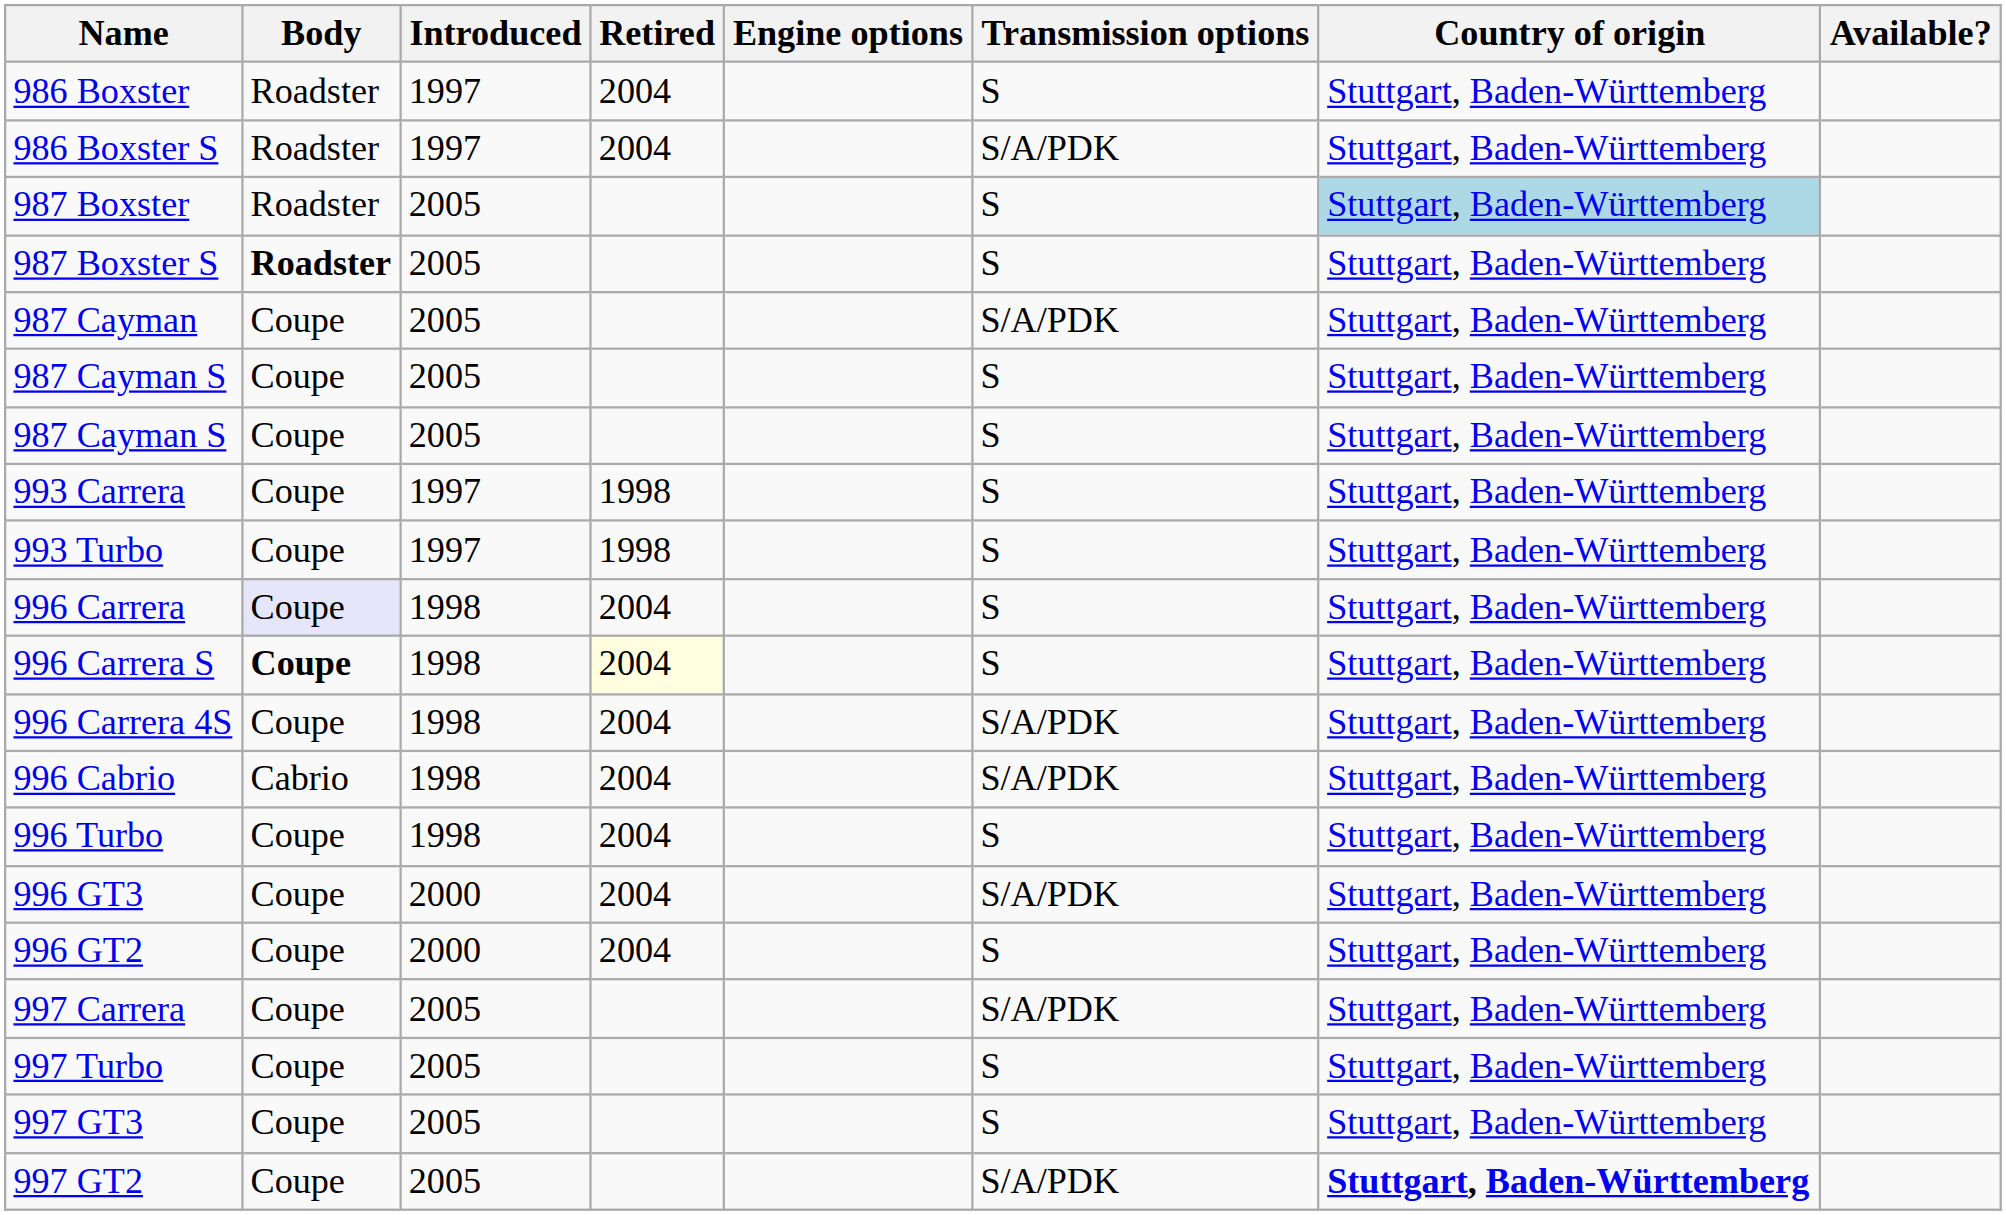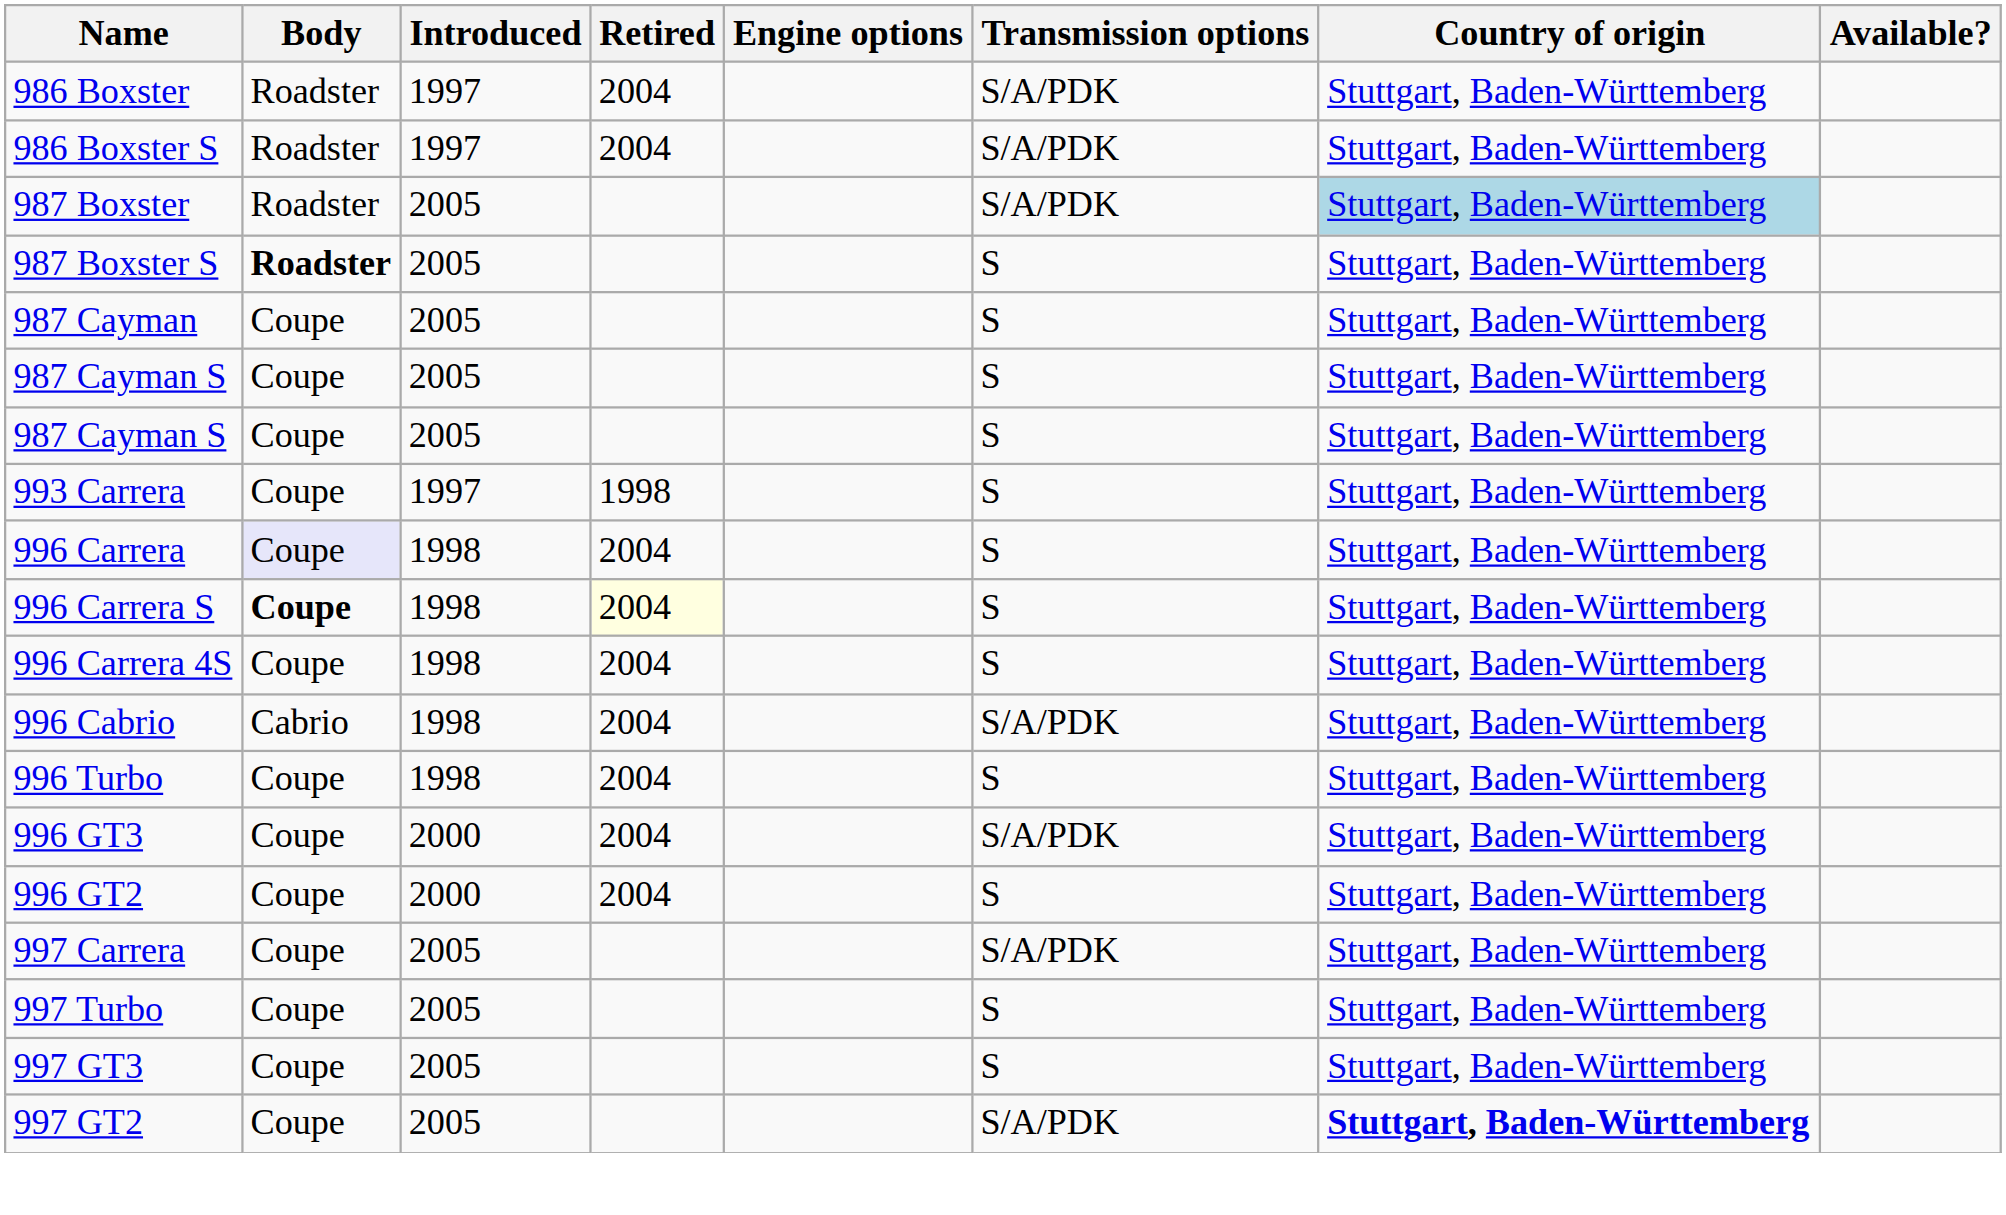(990, 90) S -> (1050, 90) S/A/PDK
(990, 205) S -> (1050, 205) S/A/PDK
(1050, 319) S/A/PDK -> (990, 319) S
- row: (88, 549)
(1050, 721) S/A/PDK -> (990, 663) S
